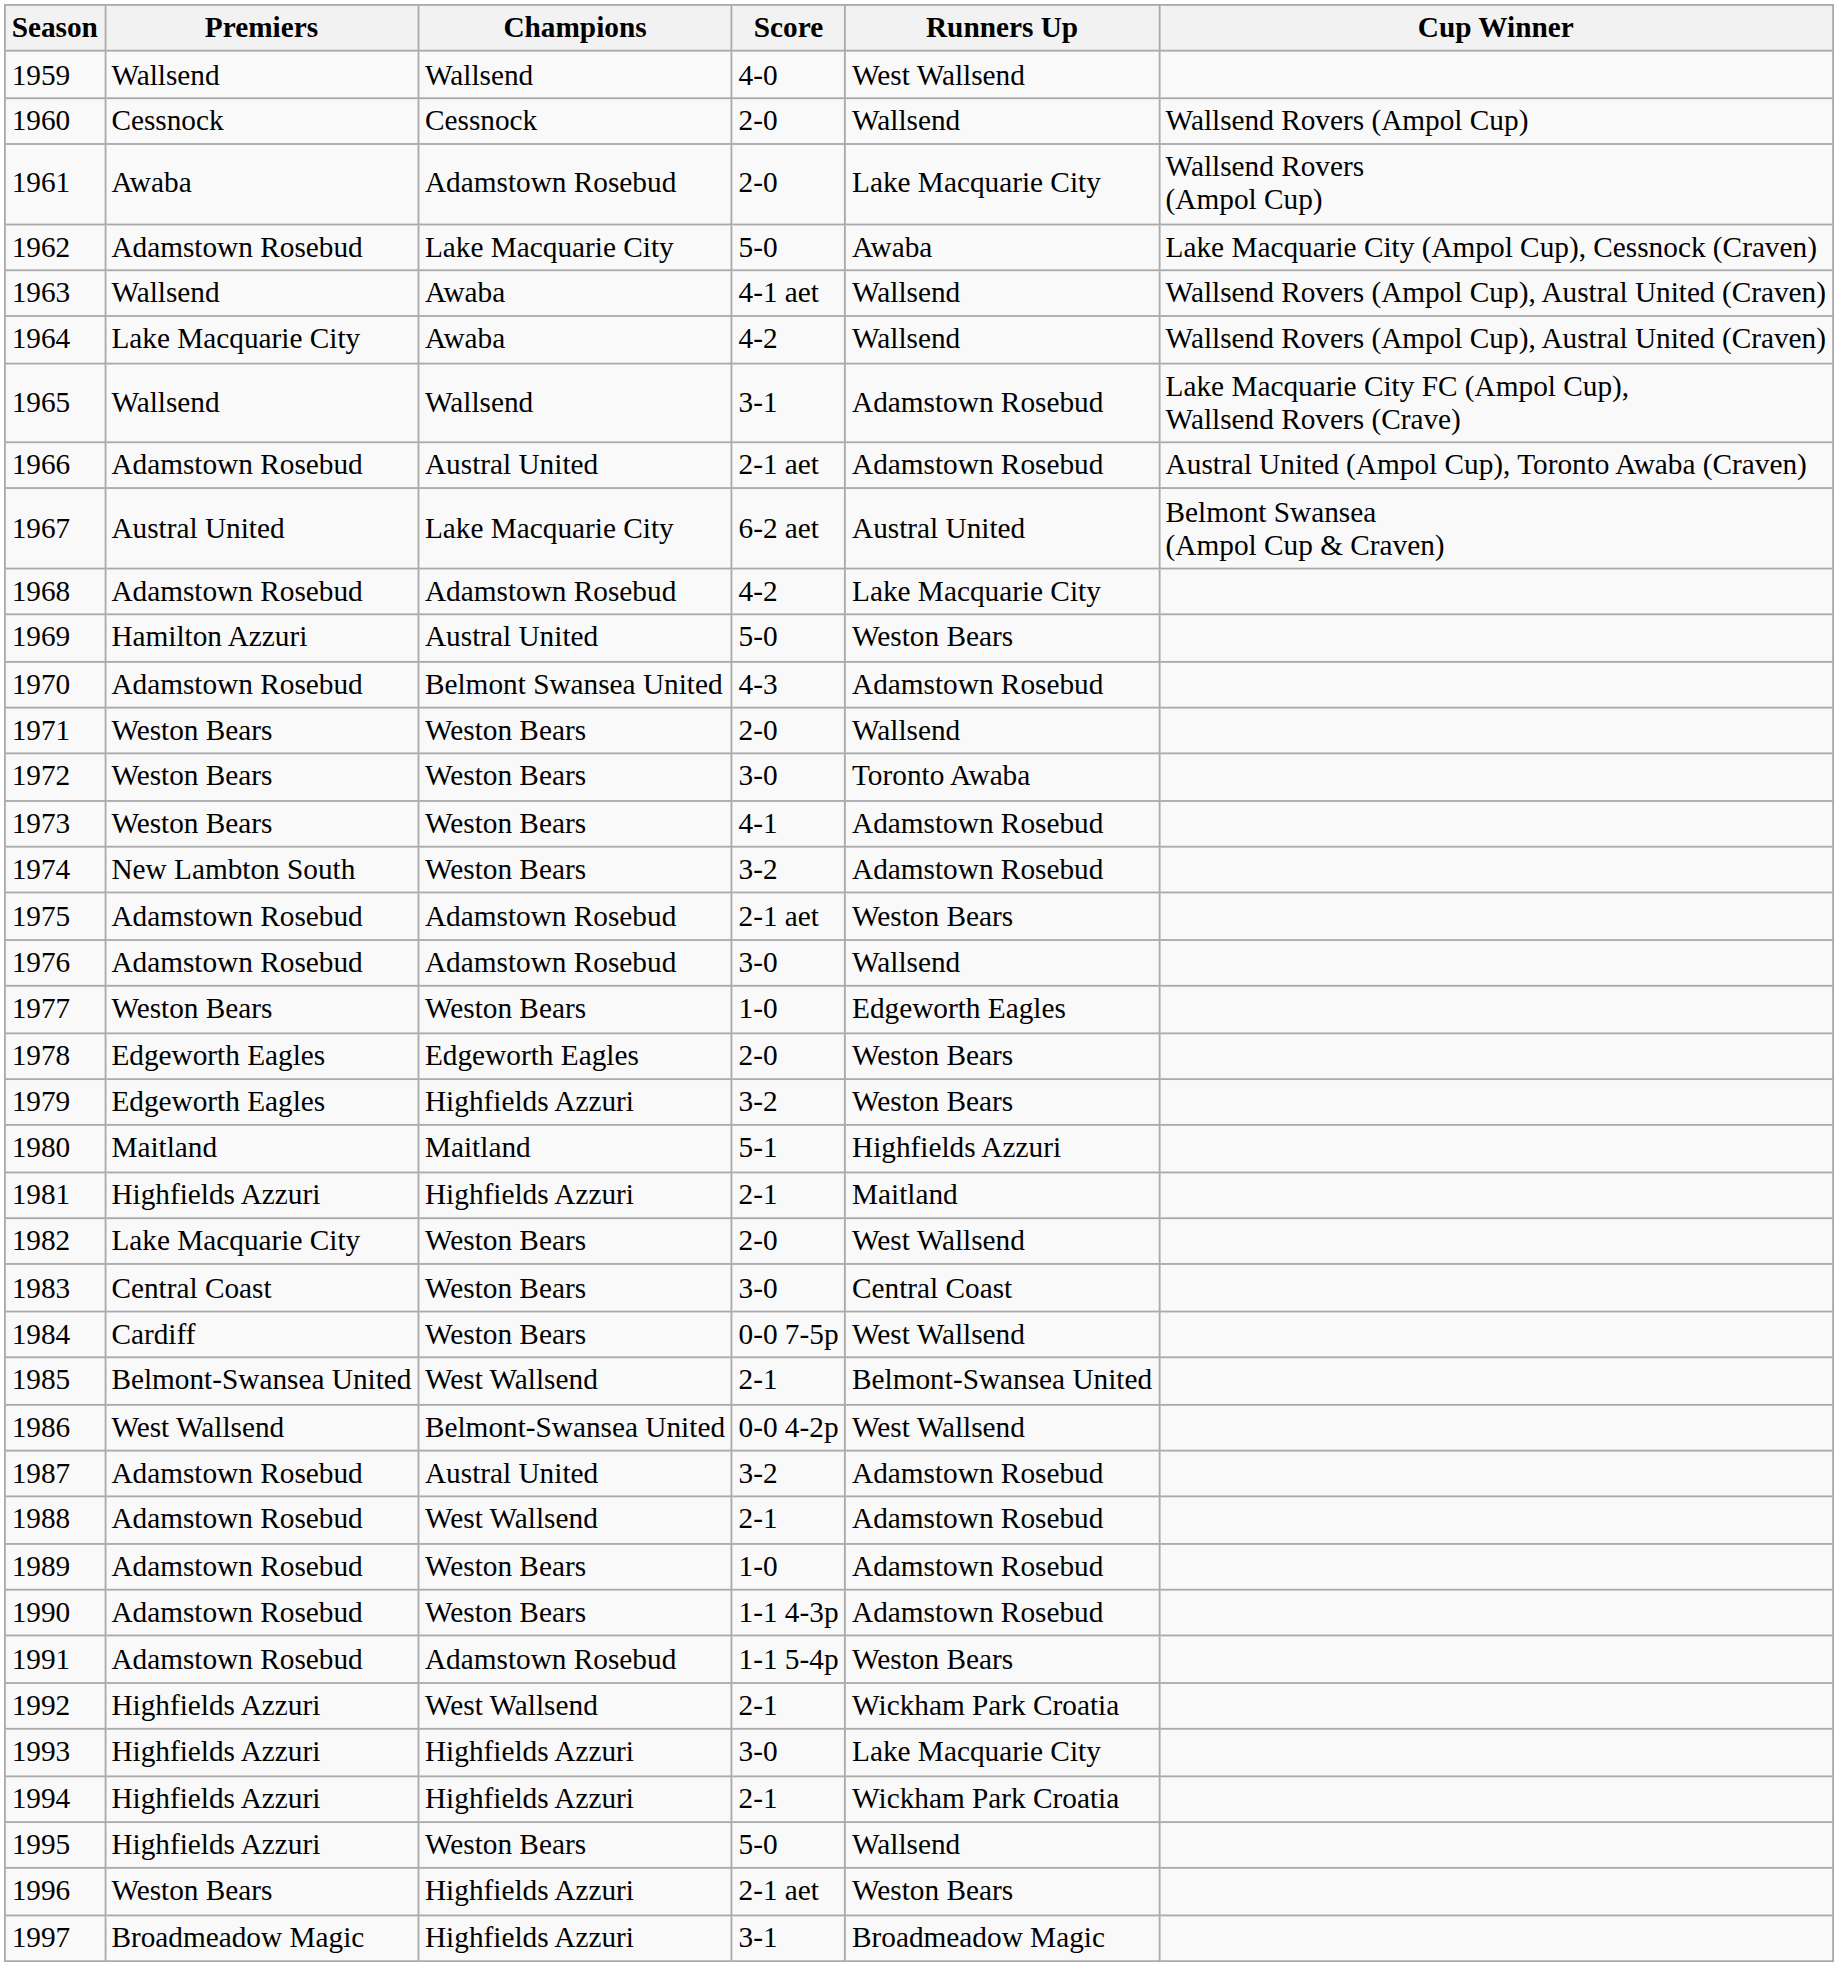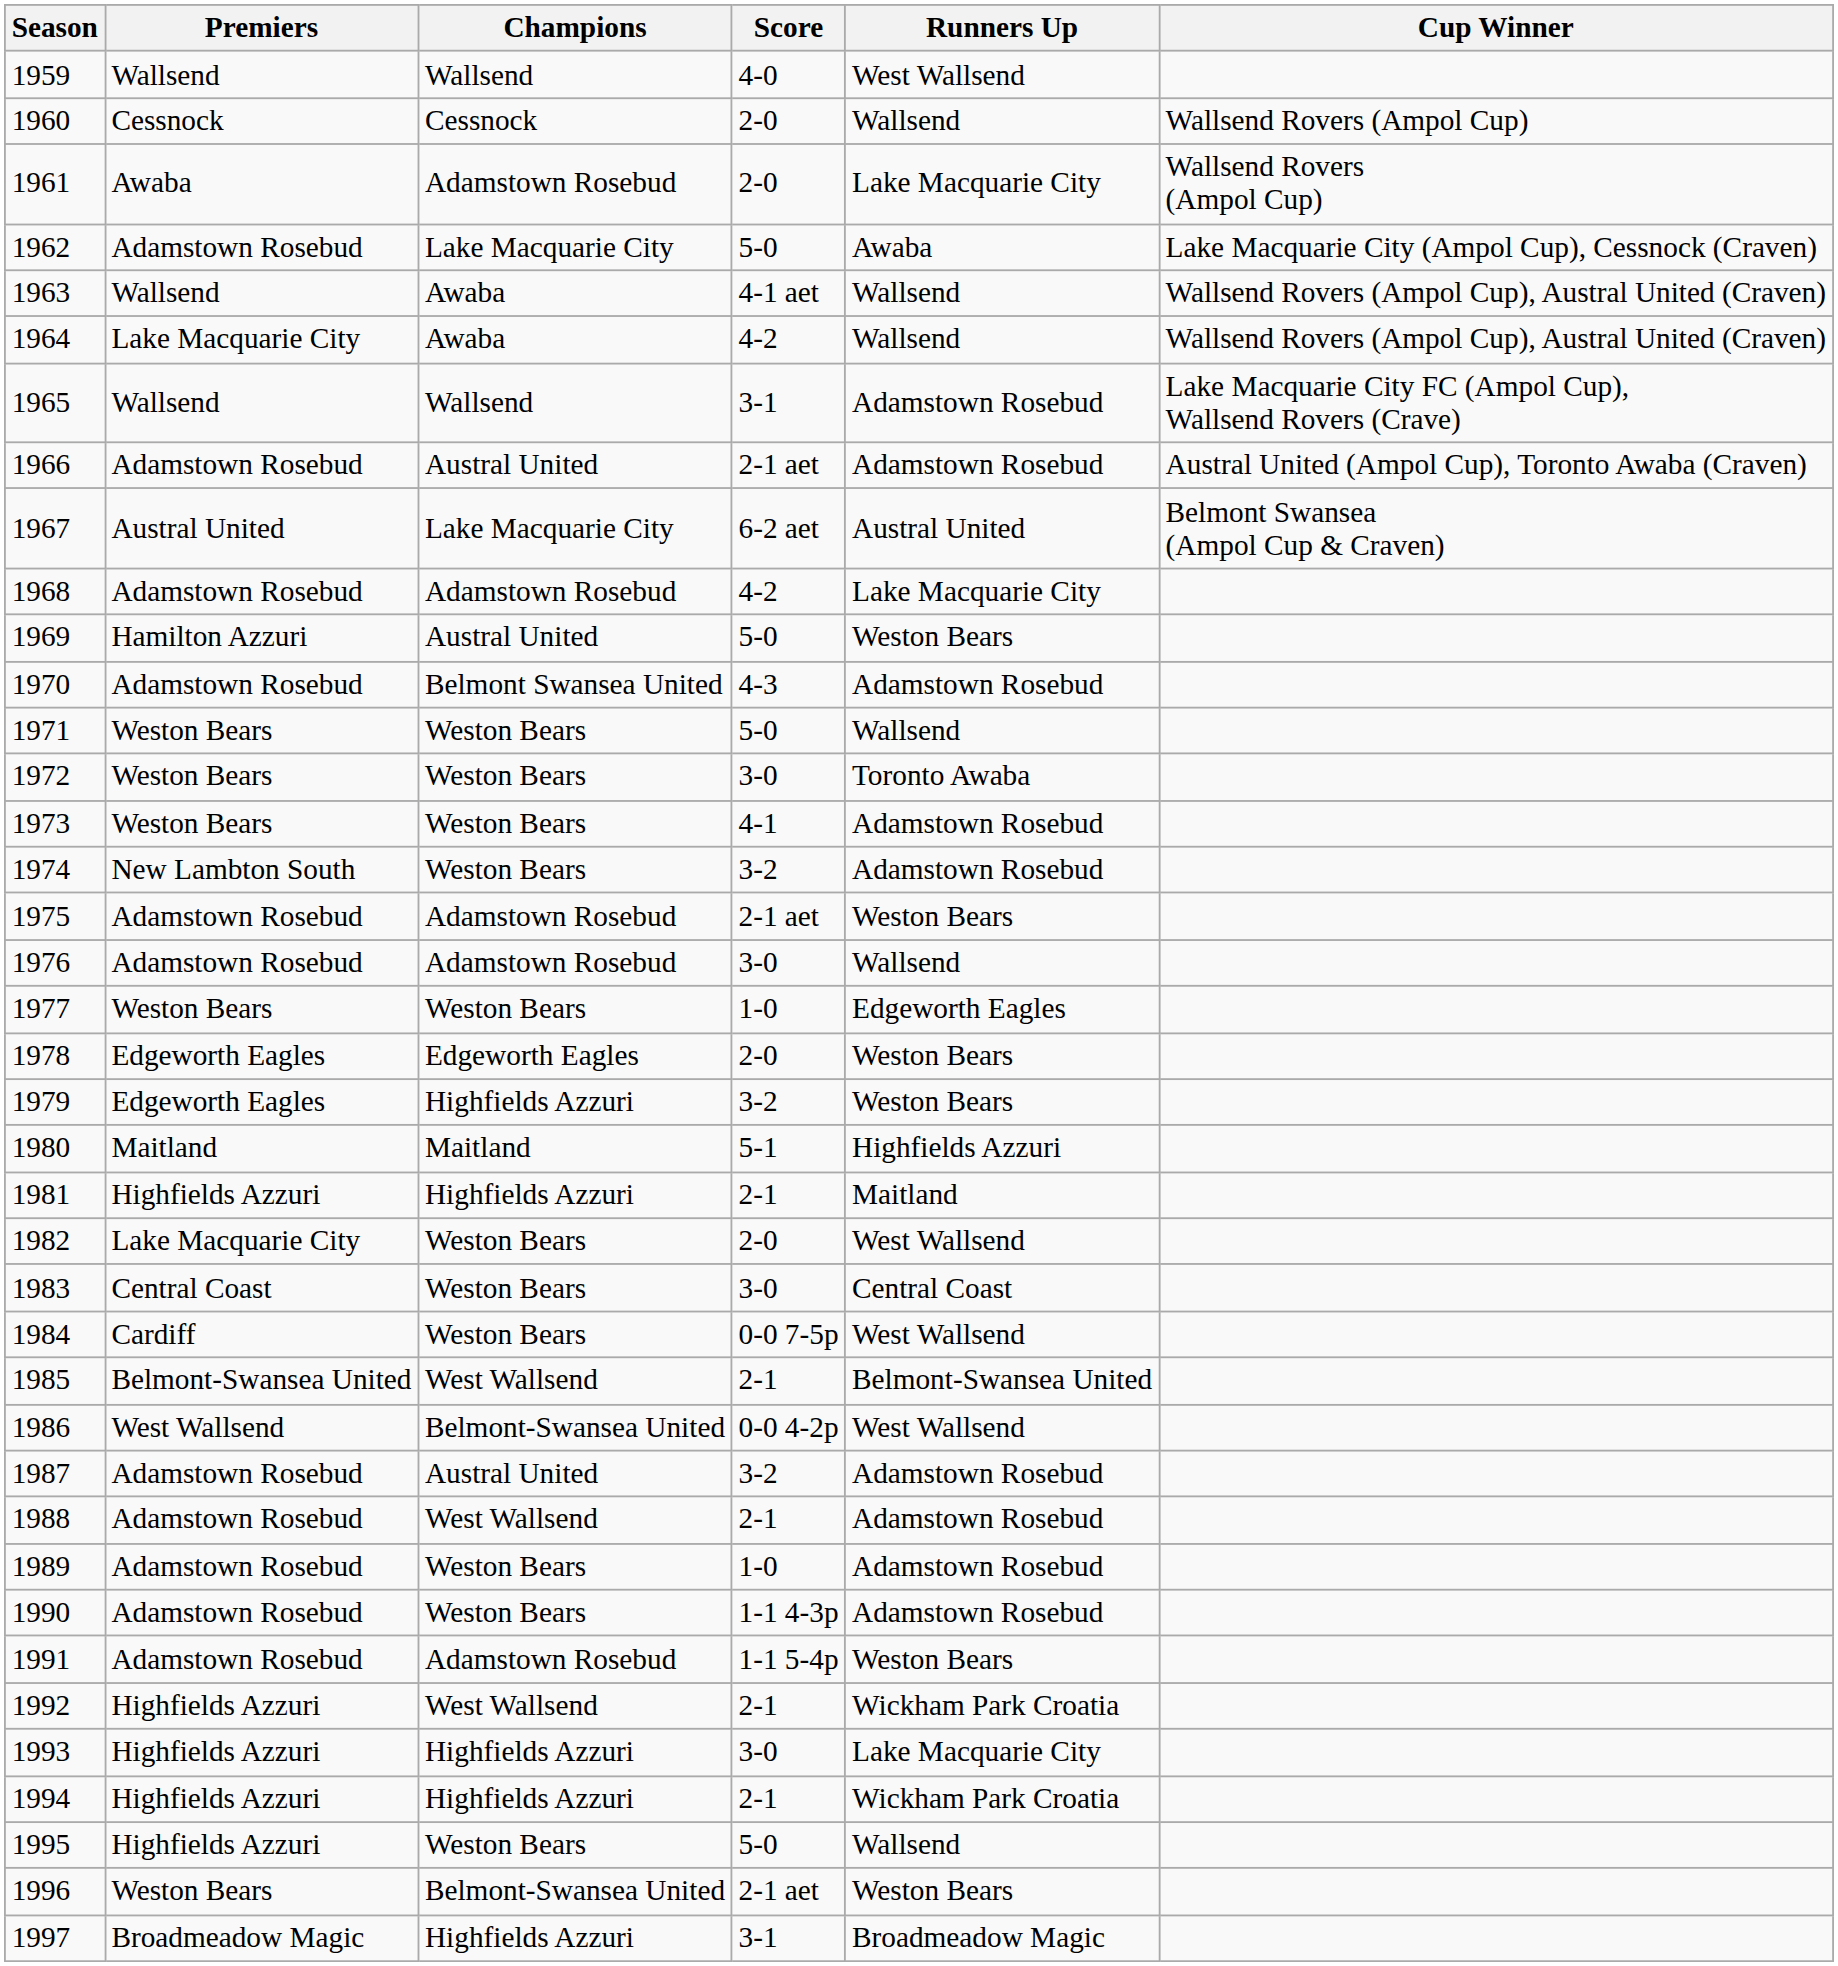(758, 730) 2-0 -> (758, 730) 5-0
(529, 1891) Highfields Azzuri -> (575, 1891) Belmont-Swansea United
